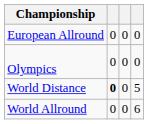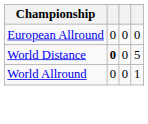- row: (32, 68)
(137, 108) 6 -> (137, 74) 1
